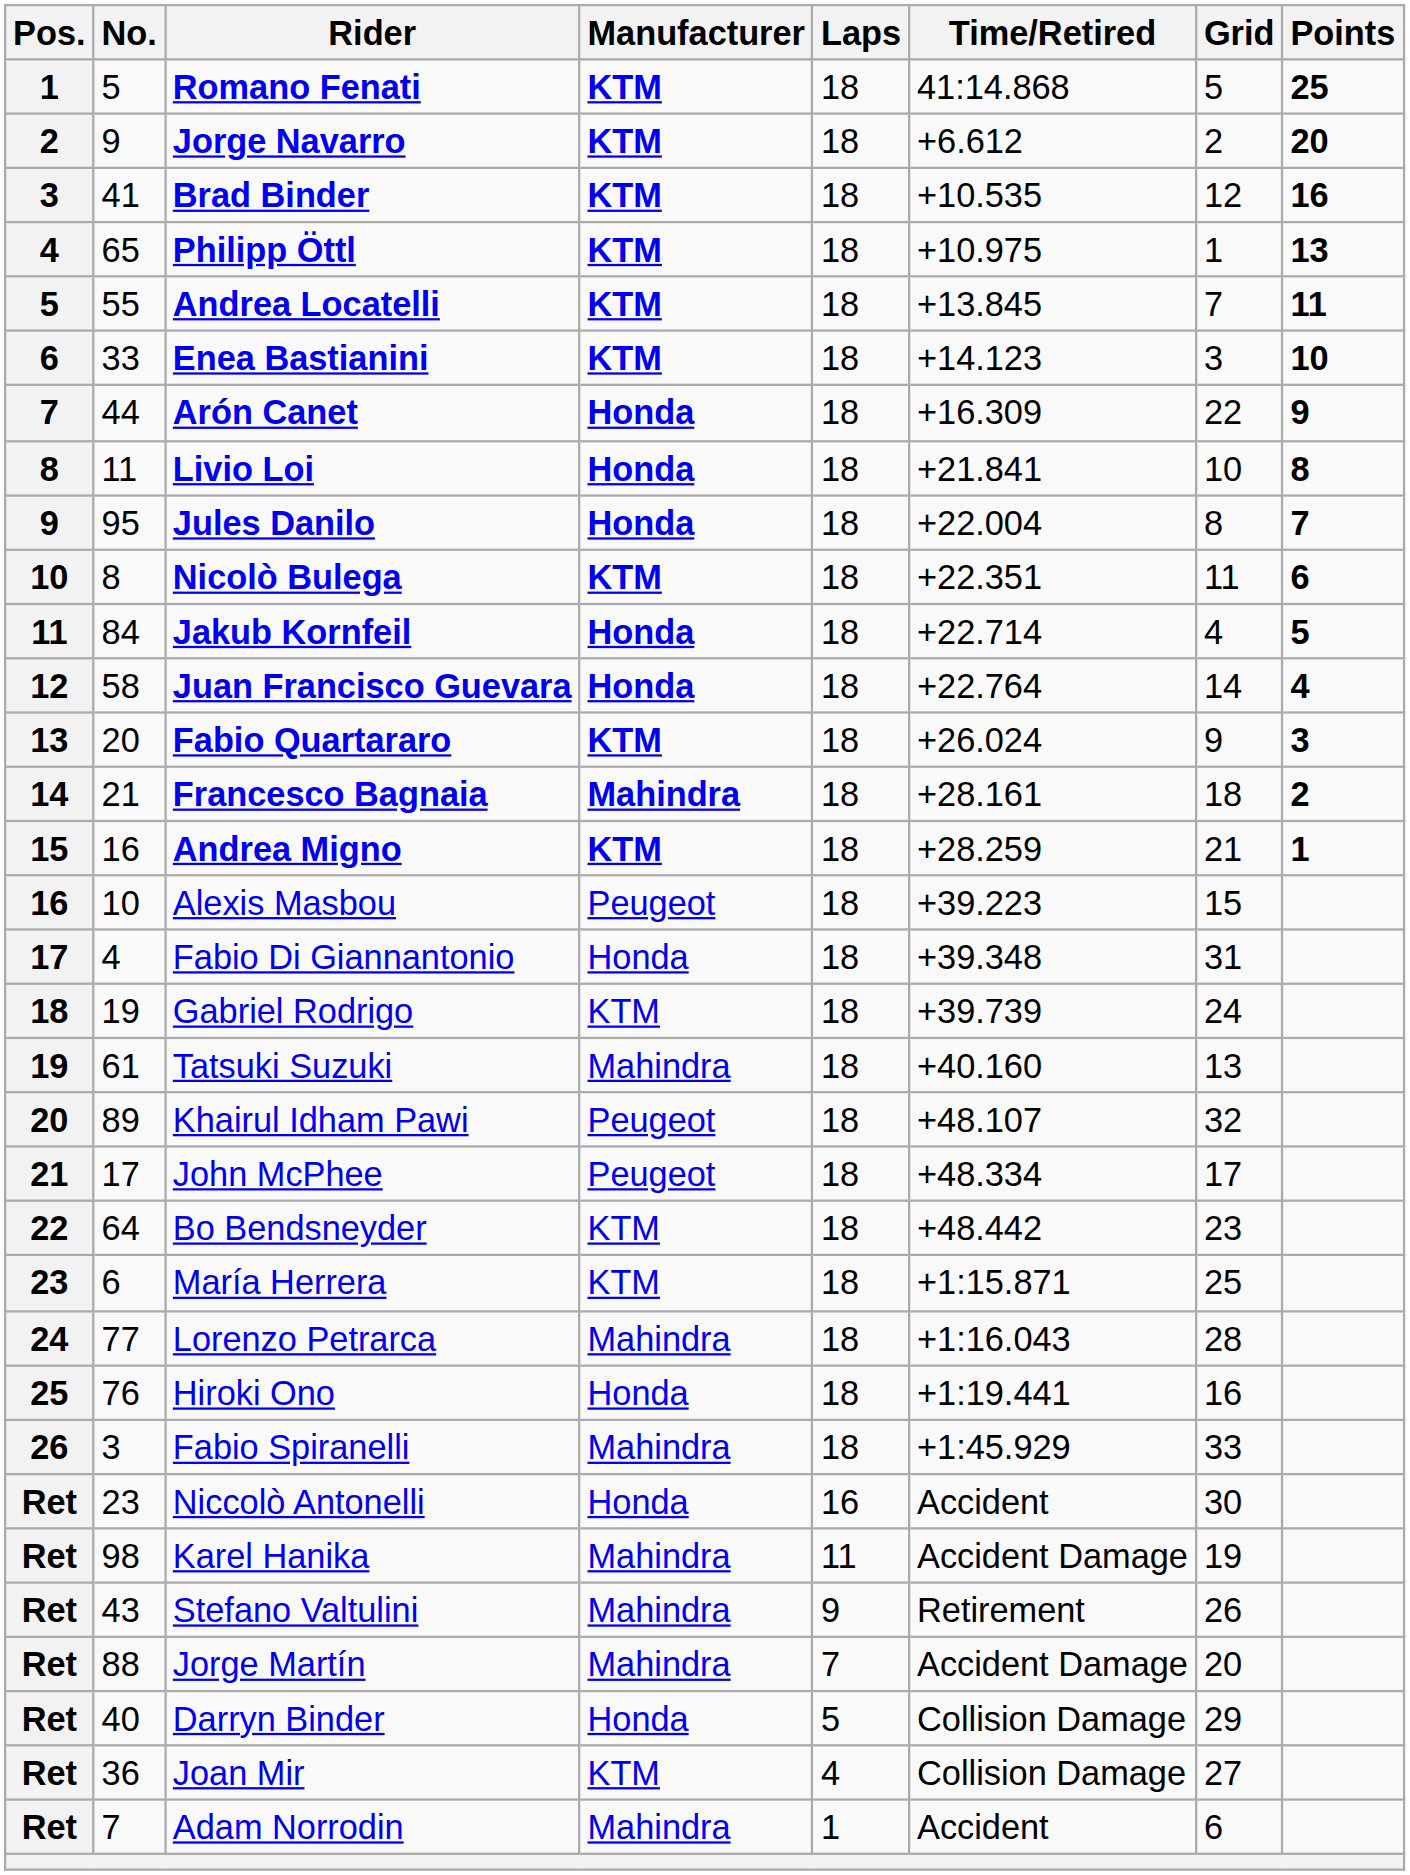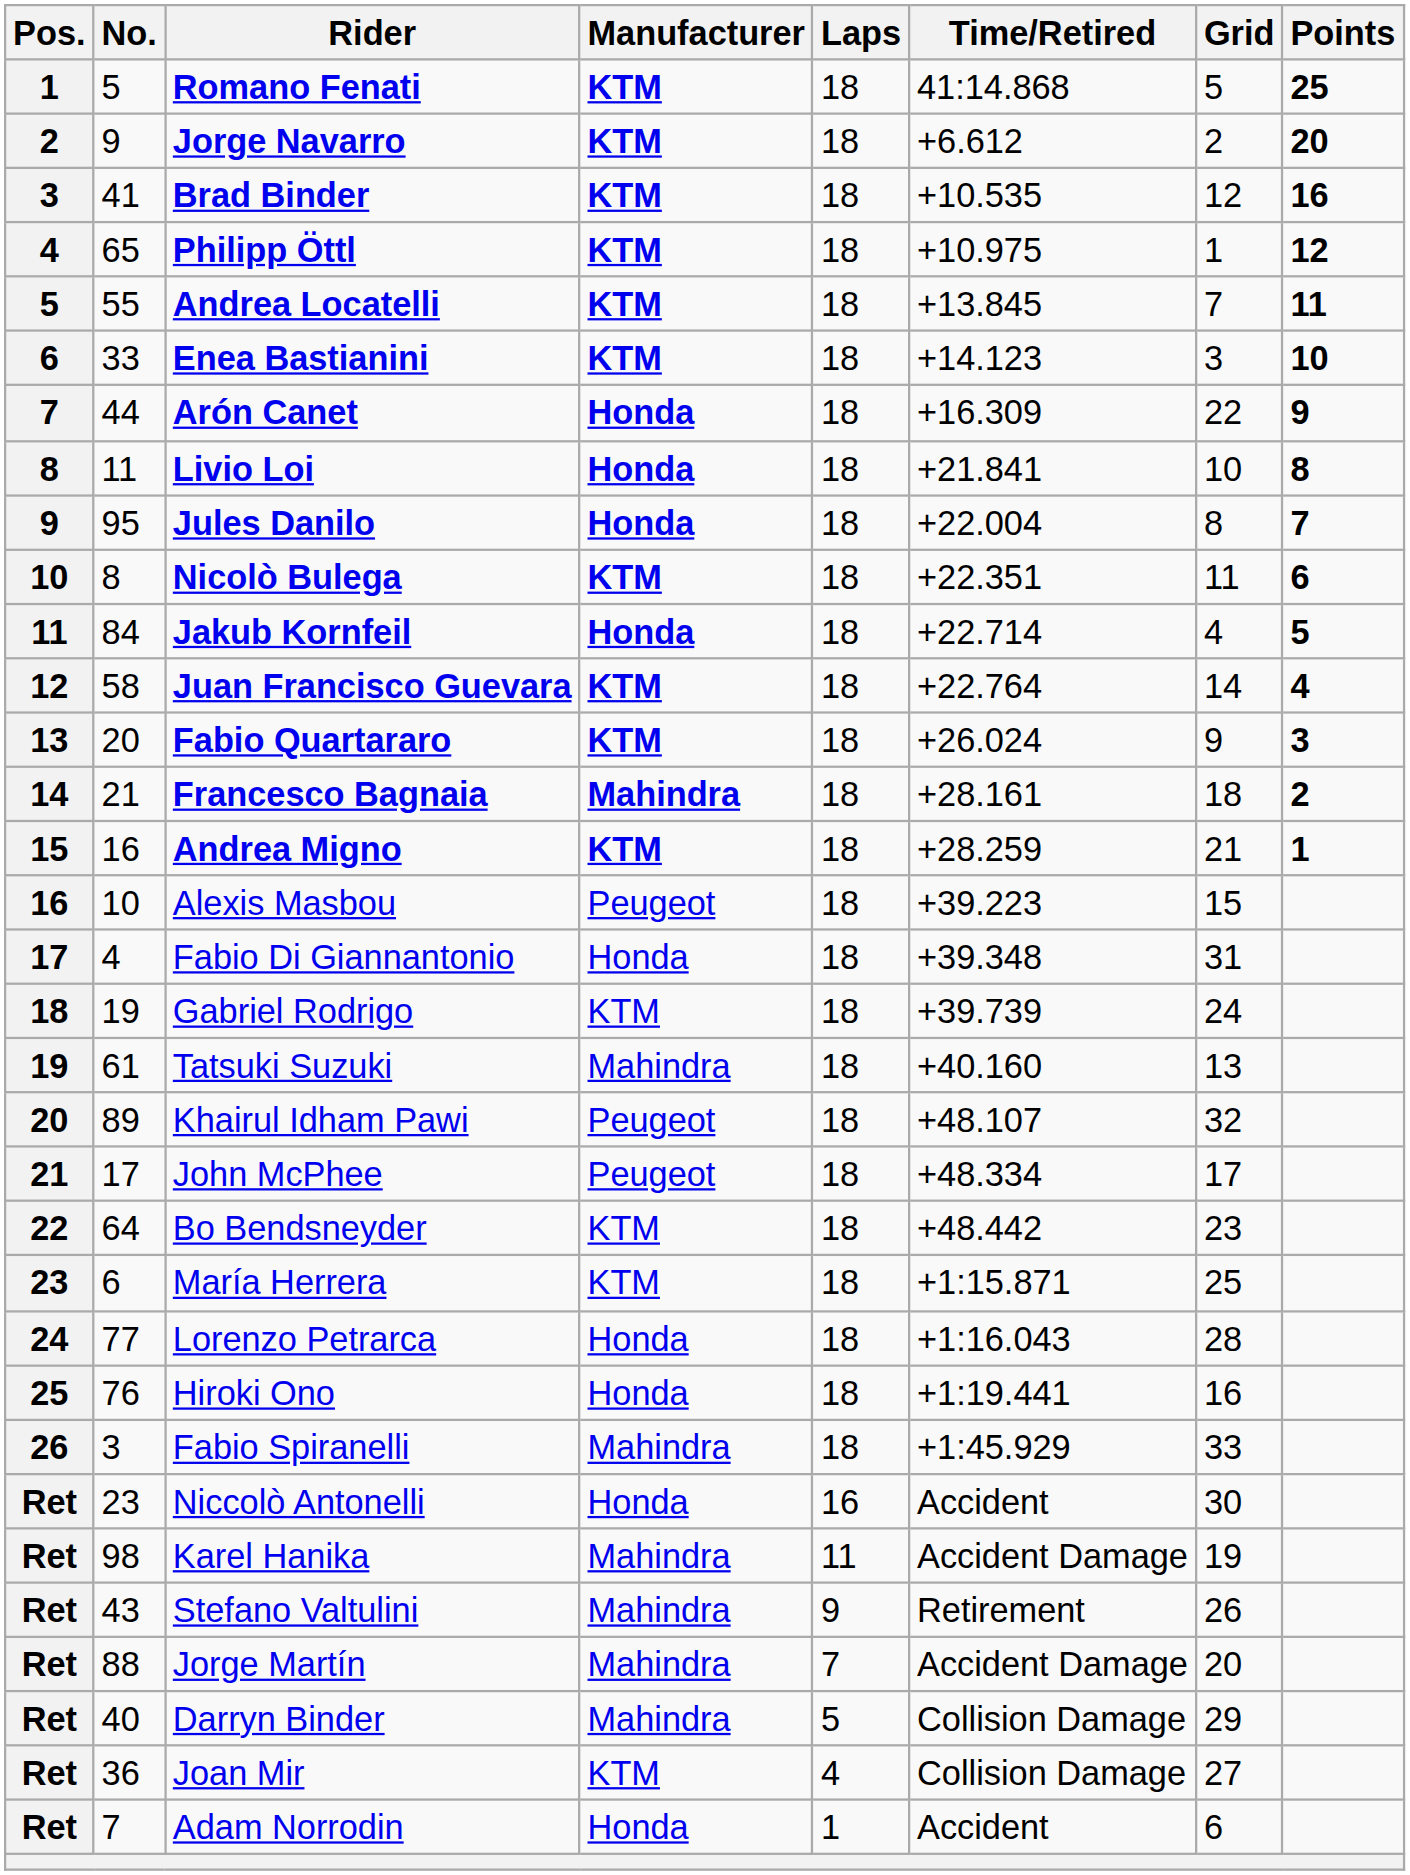(1310, 250) 13 -> (1310, 250) 12
(641, 685) Honda -> (625, 685) KTM
(659, 1338) Mahindra -> (638, 1338) Honda
(638, 1718) Honda -> (659, 1718) Mahindra
(659, 1827) Mahindra -> (638, 1827) Honda
